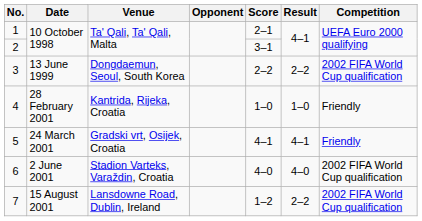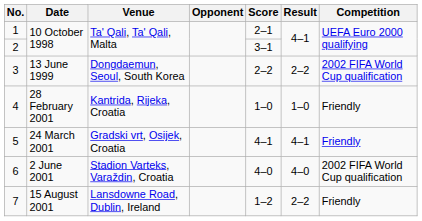(362, 201) 2002 FIFA World Cup qualification -> (341, 201) Friendly
